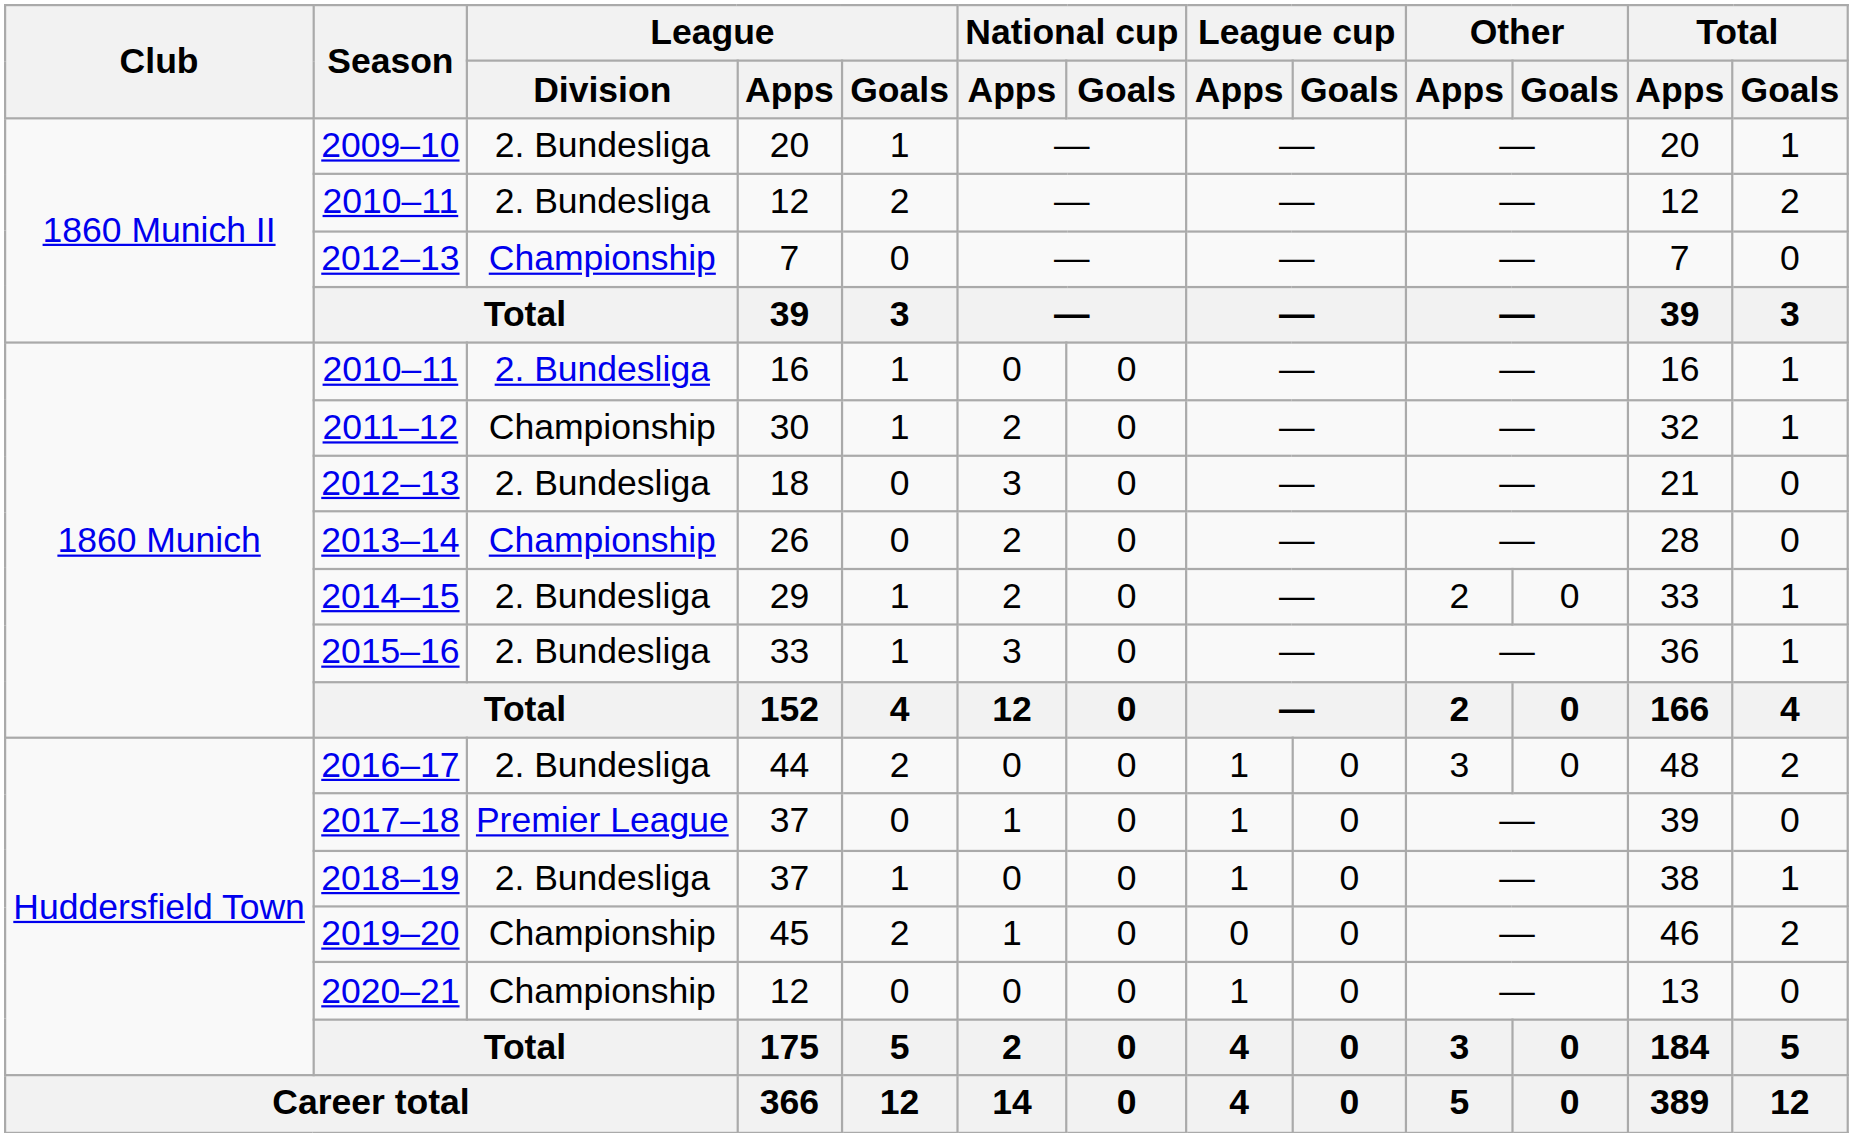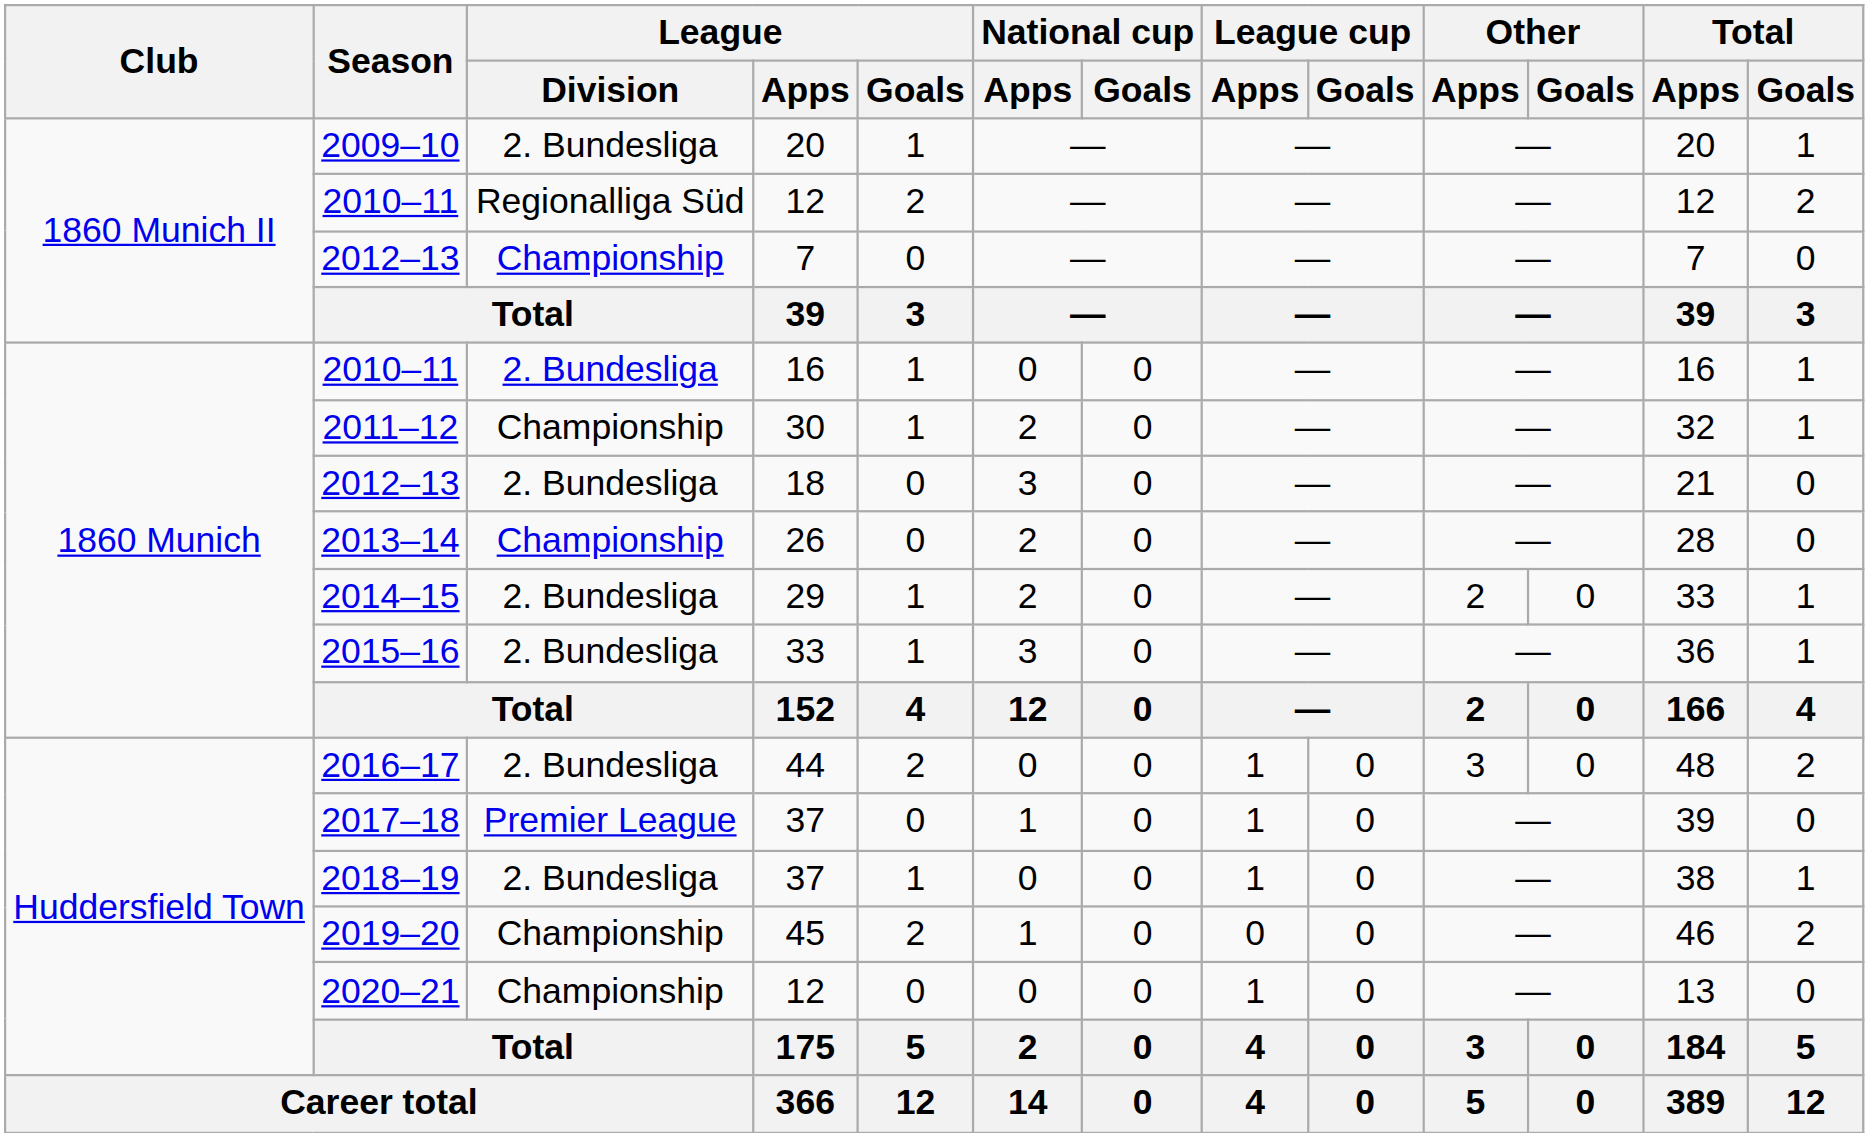(602, 201) 2. Bundesliga -> (610, 201) Regionalliga Süd
